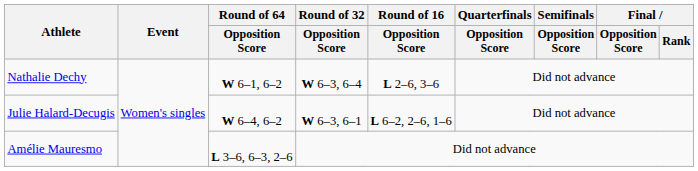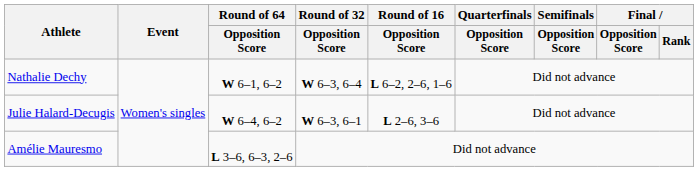(411, 85) L 2–6, 3–6 -> (411, 85) L 6–2, 2–6, 1–6
(411, 120) L 6–2, 2–6, 1–6 -> (411, 120) L 2–6, 3–6
